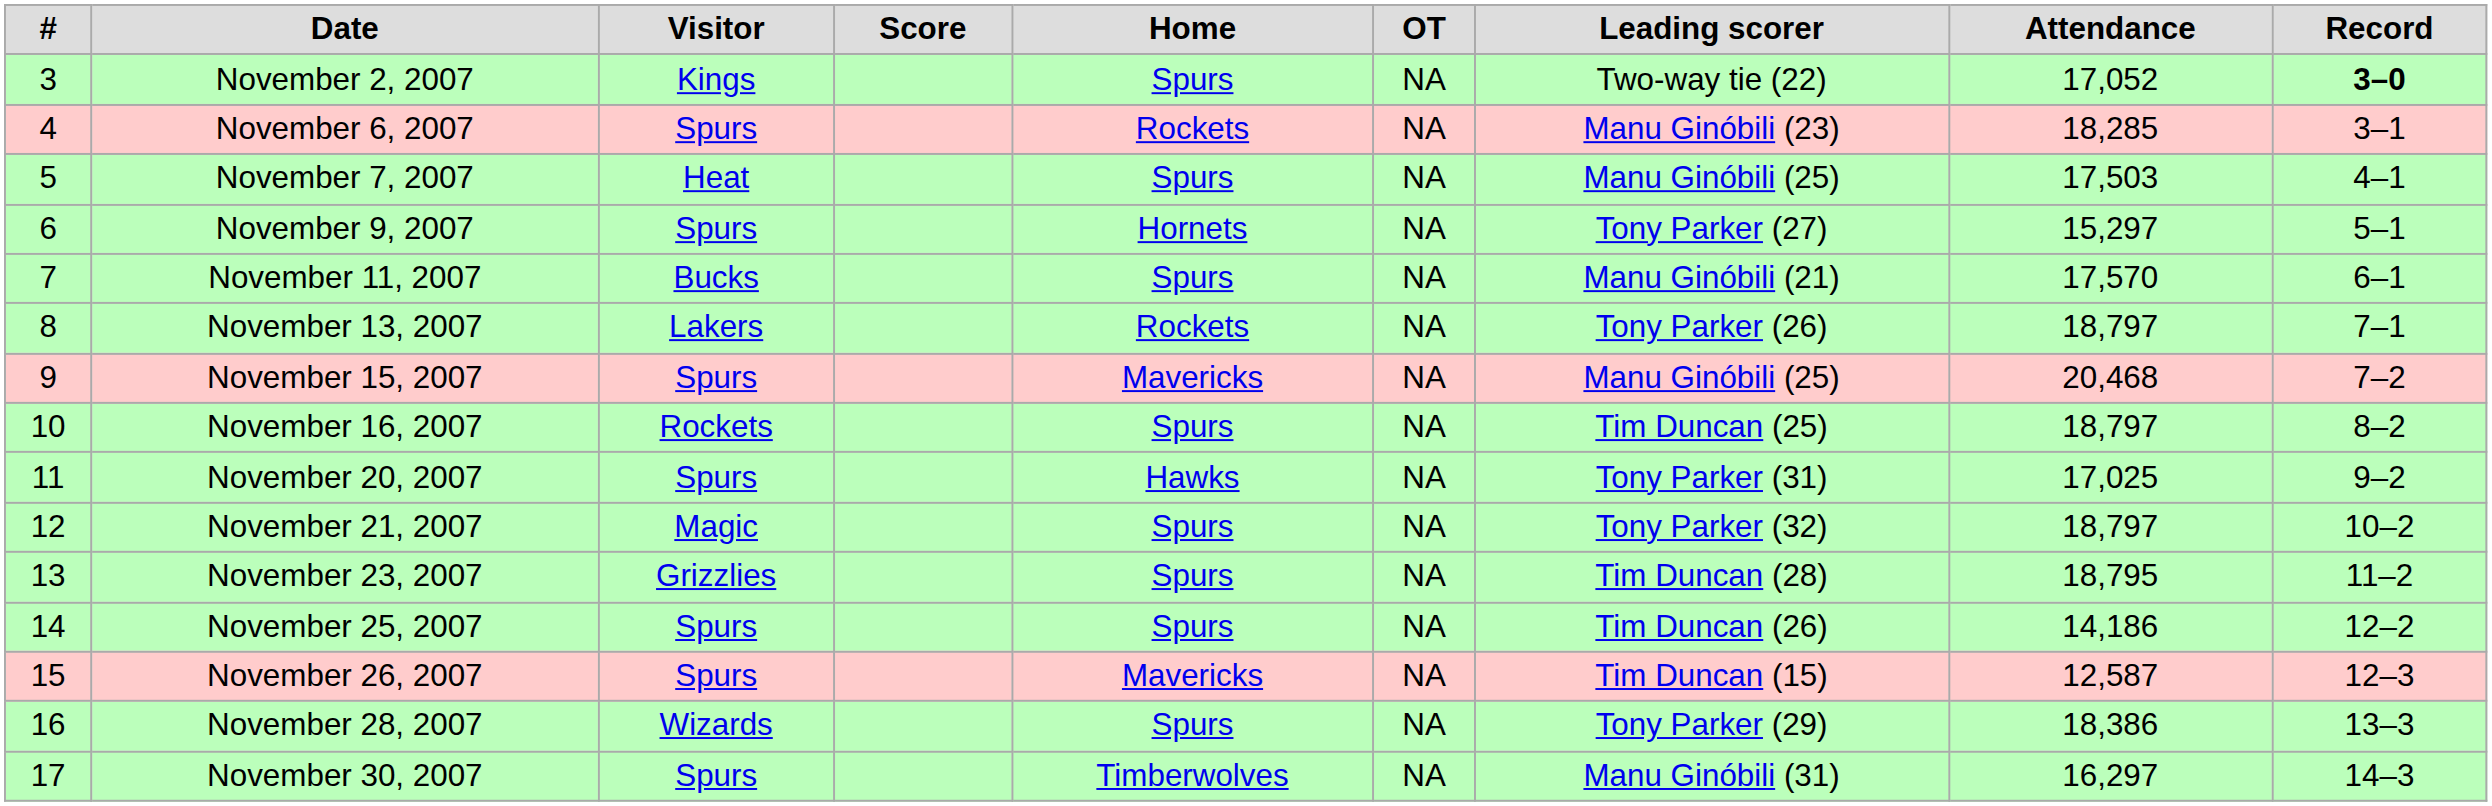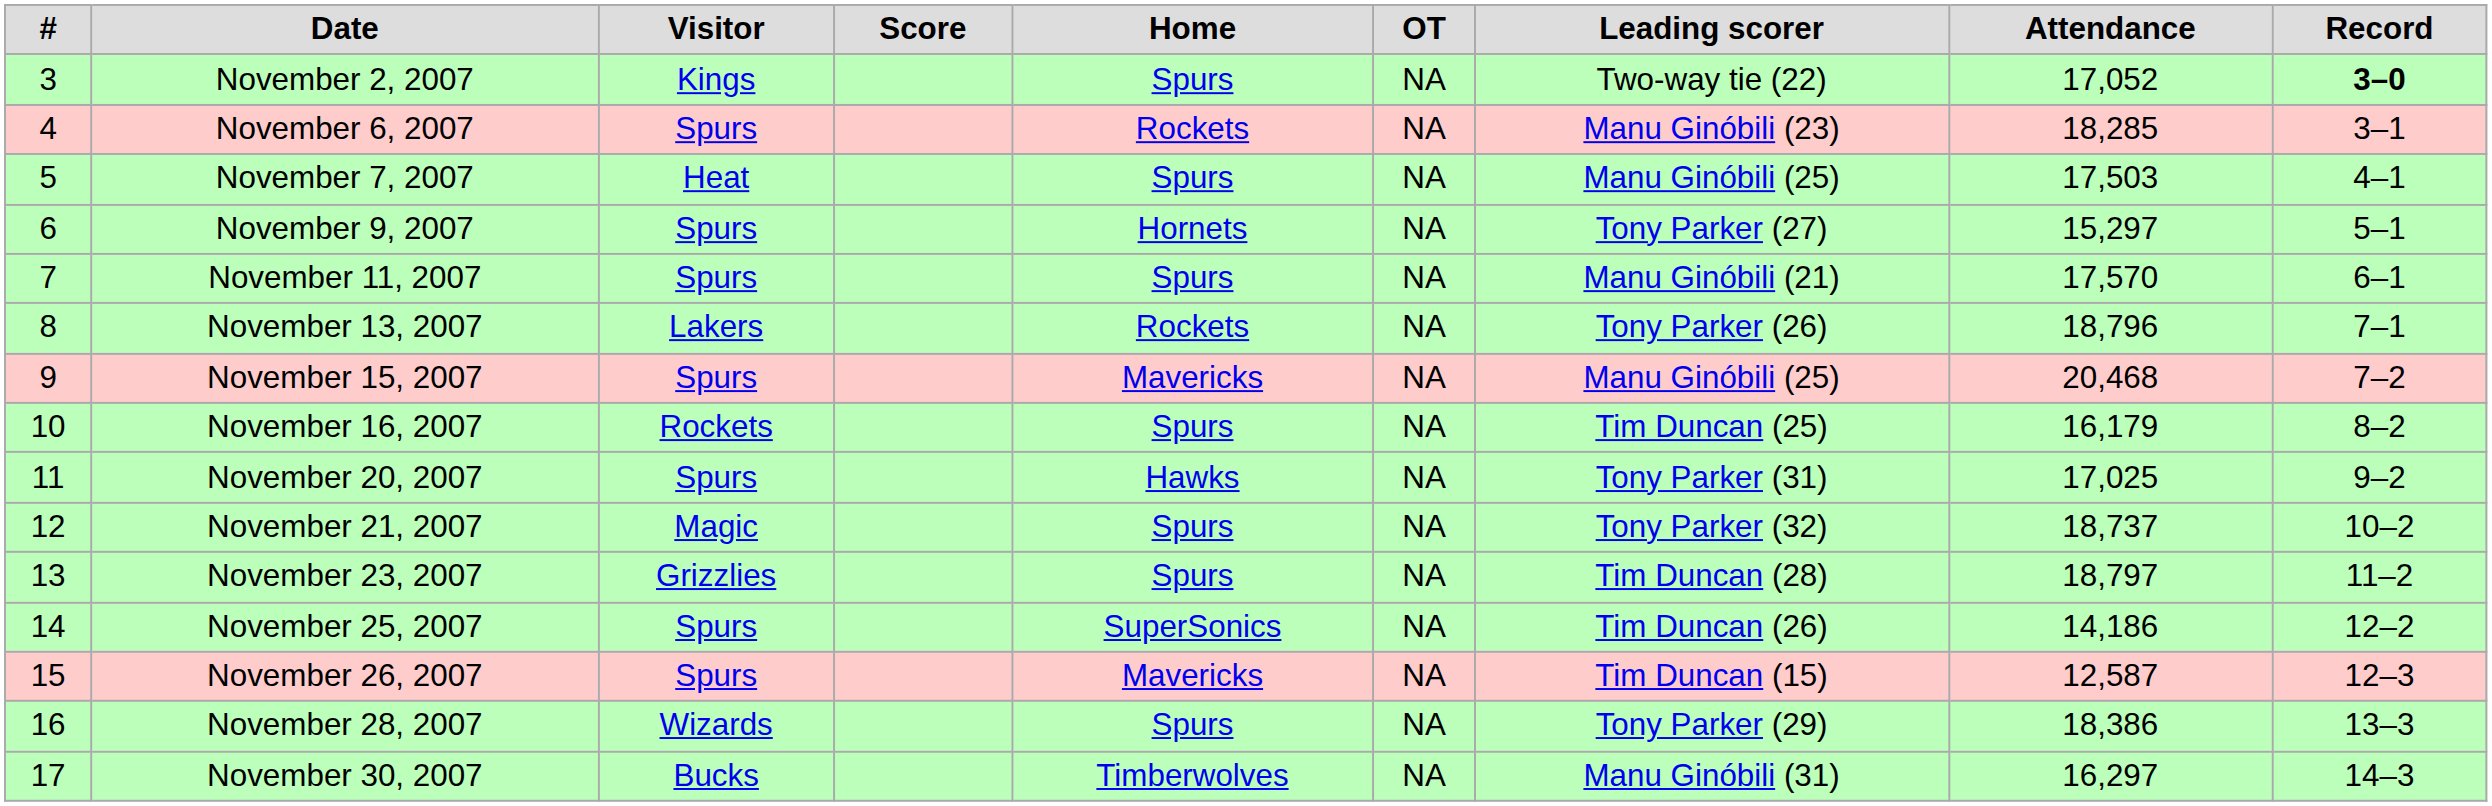(716, 278) Bucks -> (716, 278) Spurs
(2110, 327) 18,797 -> (2110, 327) 18,796
(2110, 427) 18,797 -> (2110, 427) 16,179
(2110, 526) 18,797 -> (2110, 526) 18,737
(2110, 576) 18,795 -> (2110, 576) 18,797
(1193, 626) Spurs -> (1192, 626) SuperSonics
(716, 775) Spurs -> (716, 775) Bucks
